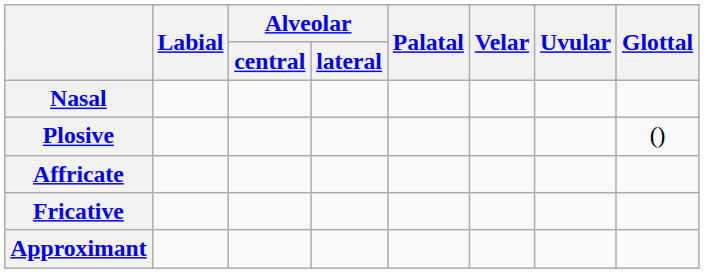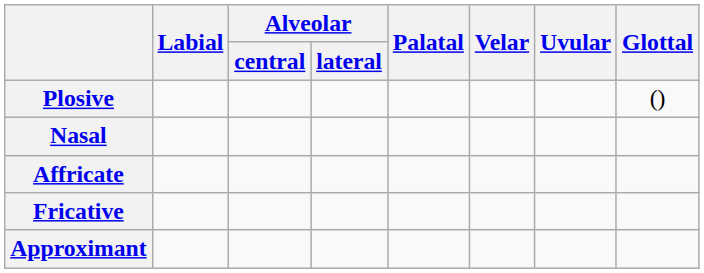rows swapped: (78, 98) <-> (78, 135)
